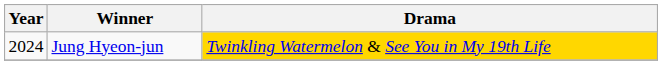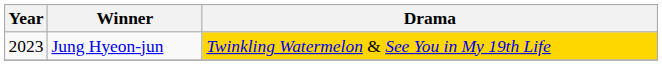(26, 45) 2024 -> (26, 45) 2023
